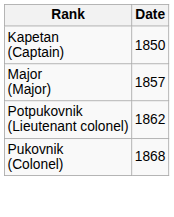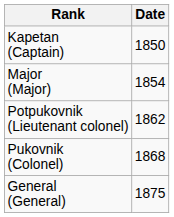(150, 82) 1857 -> (150, 82) 1854
+ row: (37, 194)
